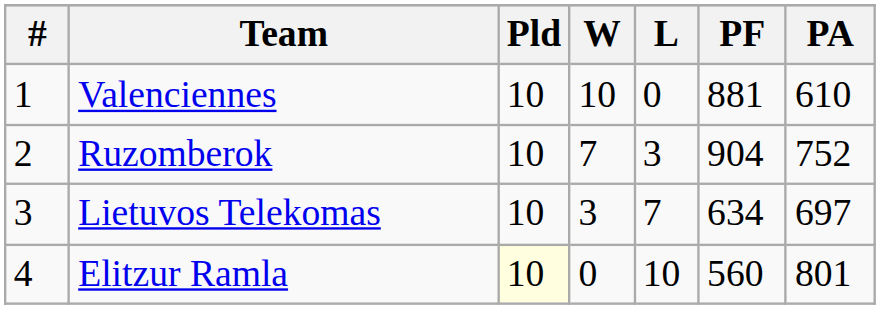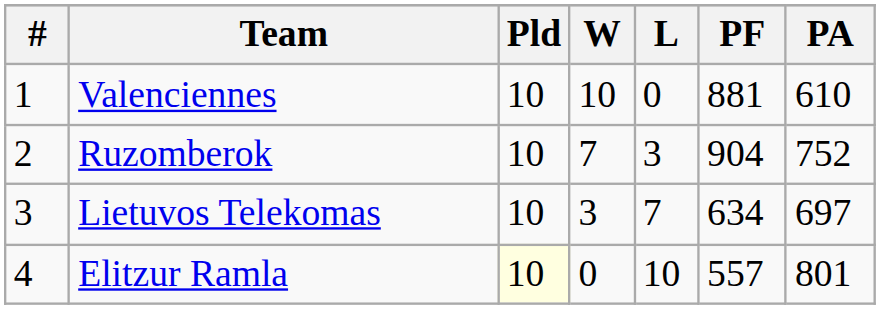(735, 272) 560 -> (735, 272) 557
